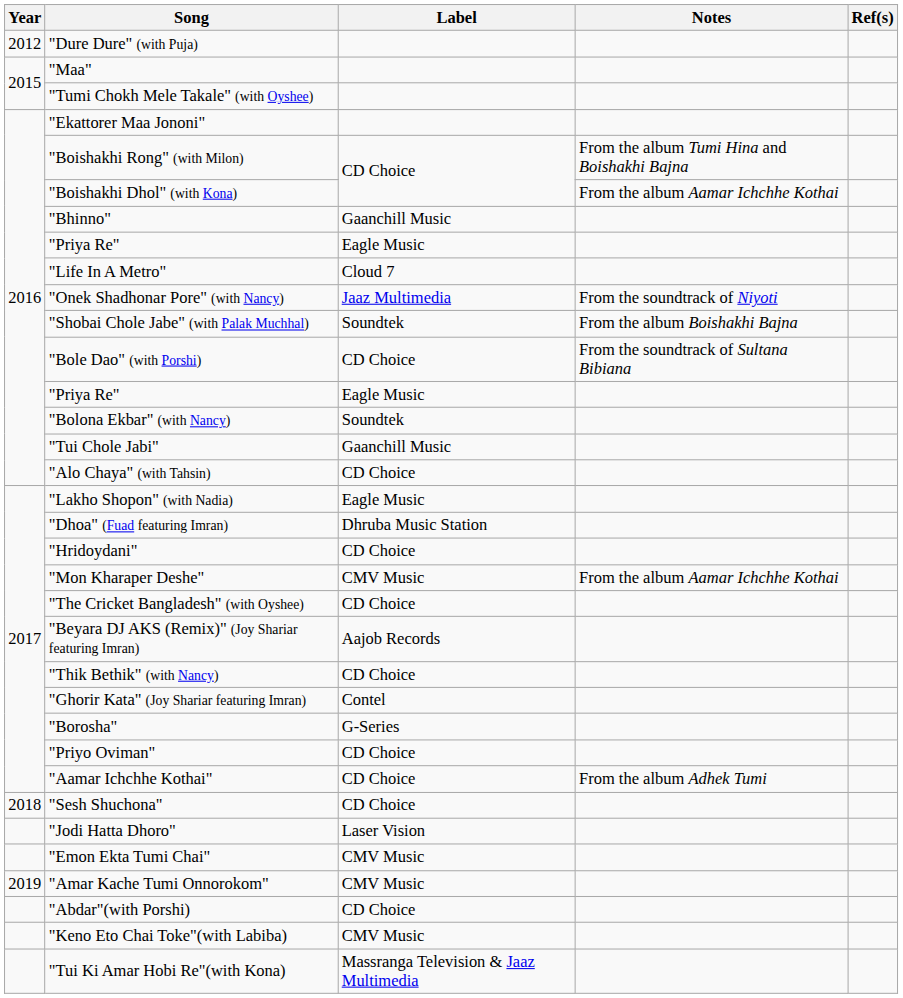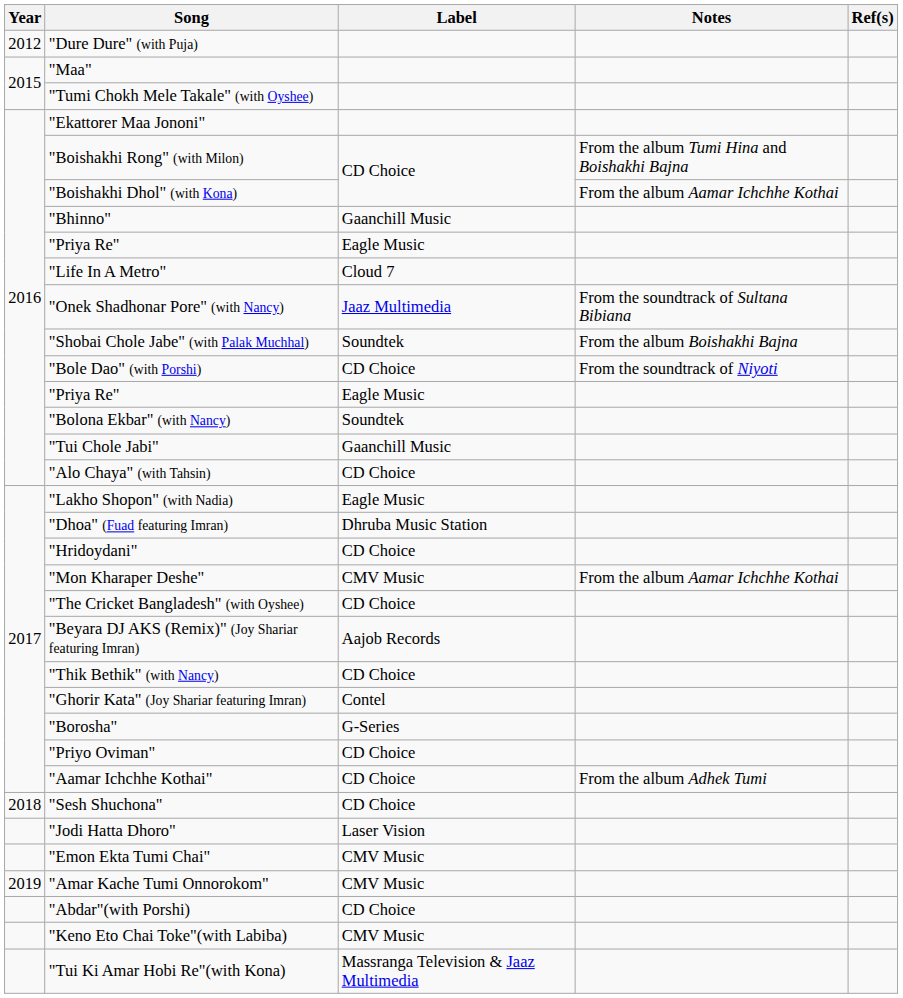(678, 297) From the soundtrack of Niyoti -> (683, 306) From the soundtrack of Sultana Bibiana
(683, 359) From the soundtrack of Sultana Bibiana -> (678, 368) From the soundtrack of Niyoti
